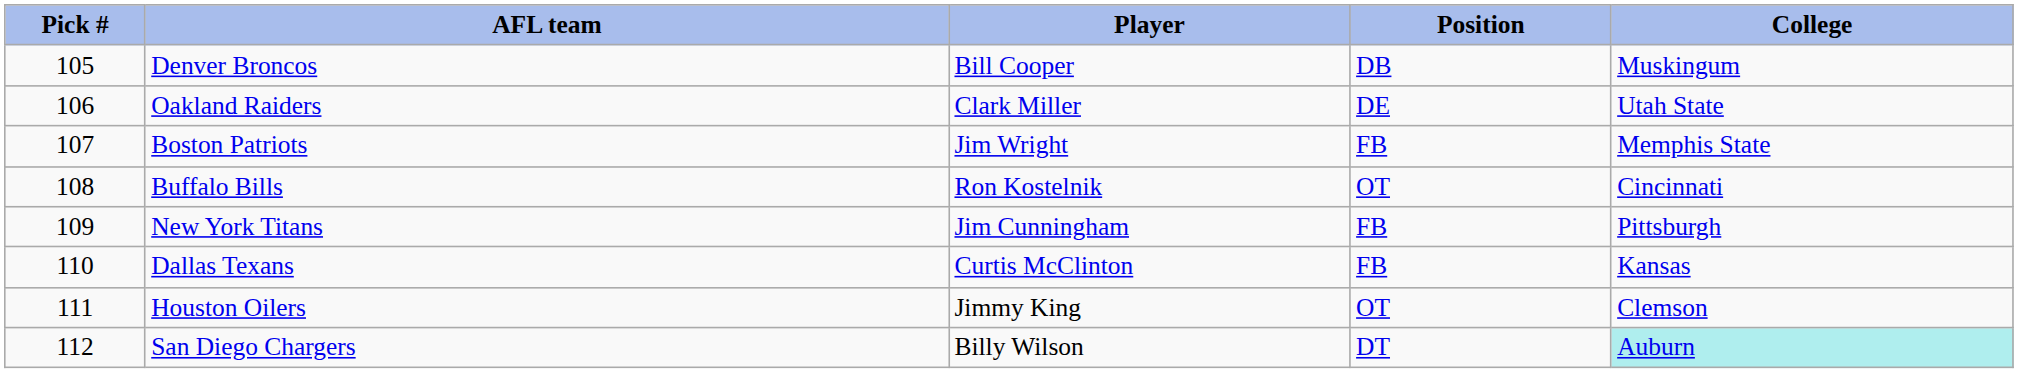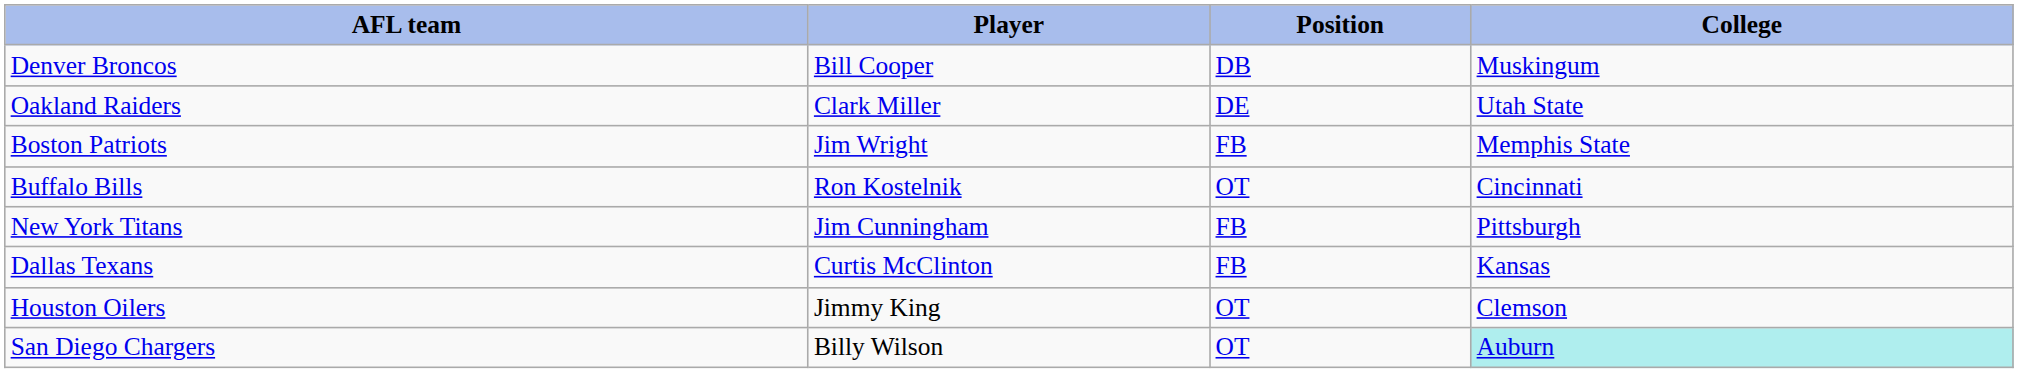- column: (75, 24)
(1373, 347) DT -> (1232, 347) OT
